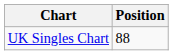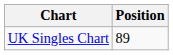(123, 38) 88 -> (123, 38) 89
